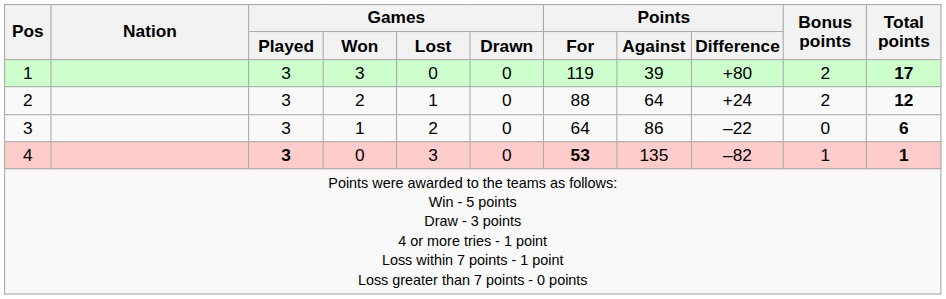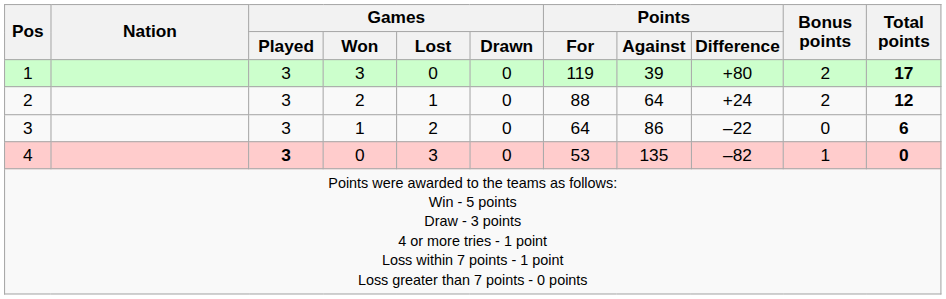(580, 155) bold -> (580, 155) normal
(904, 155) 1 -> (904, 155) 0
